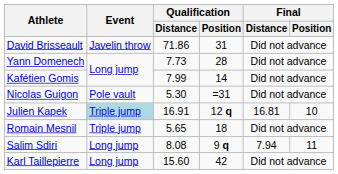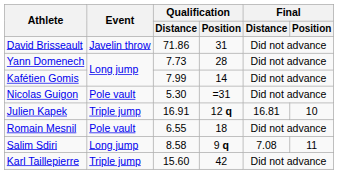(115, 112) lightblue background -> (115, 112) no background
(115, 128) Triple jump -> (112, 128) Pole vault
(176, 128) 5.65 -> (176, 128) 6.55
(176, 145) 8.08 -> (176, 145) 8.58
(266, 145) 7.94 -> (266, 145) 7.08
(114, 162) Long jump -> (115, 162) Triple jump
